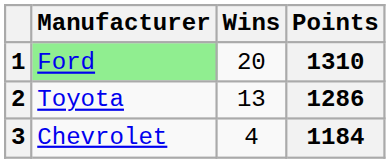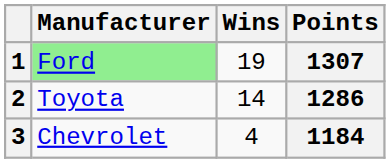(251, 62) 20 -> (251, 62) 19
(335, 62) 1310 -> (335, 62) 1307
(251, 100) 13 -> (251, 100) 14
